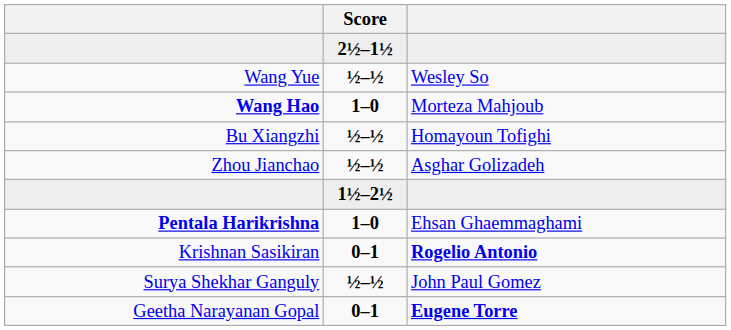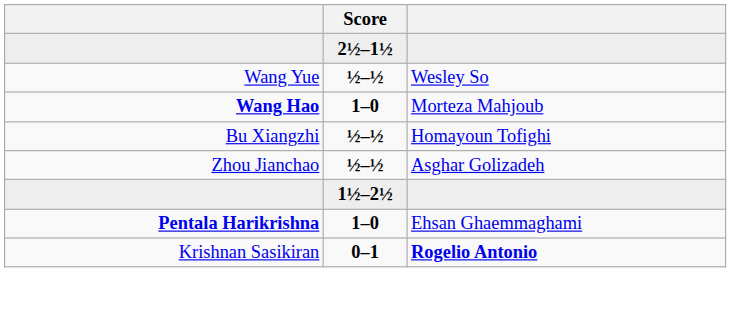- row: (231, 281)
- row: (226, 310)
